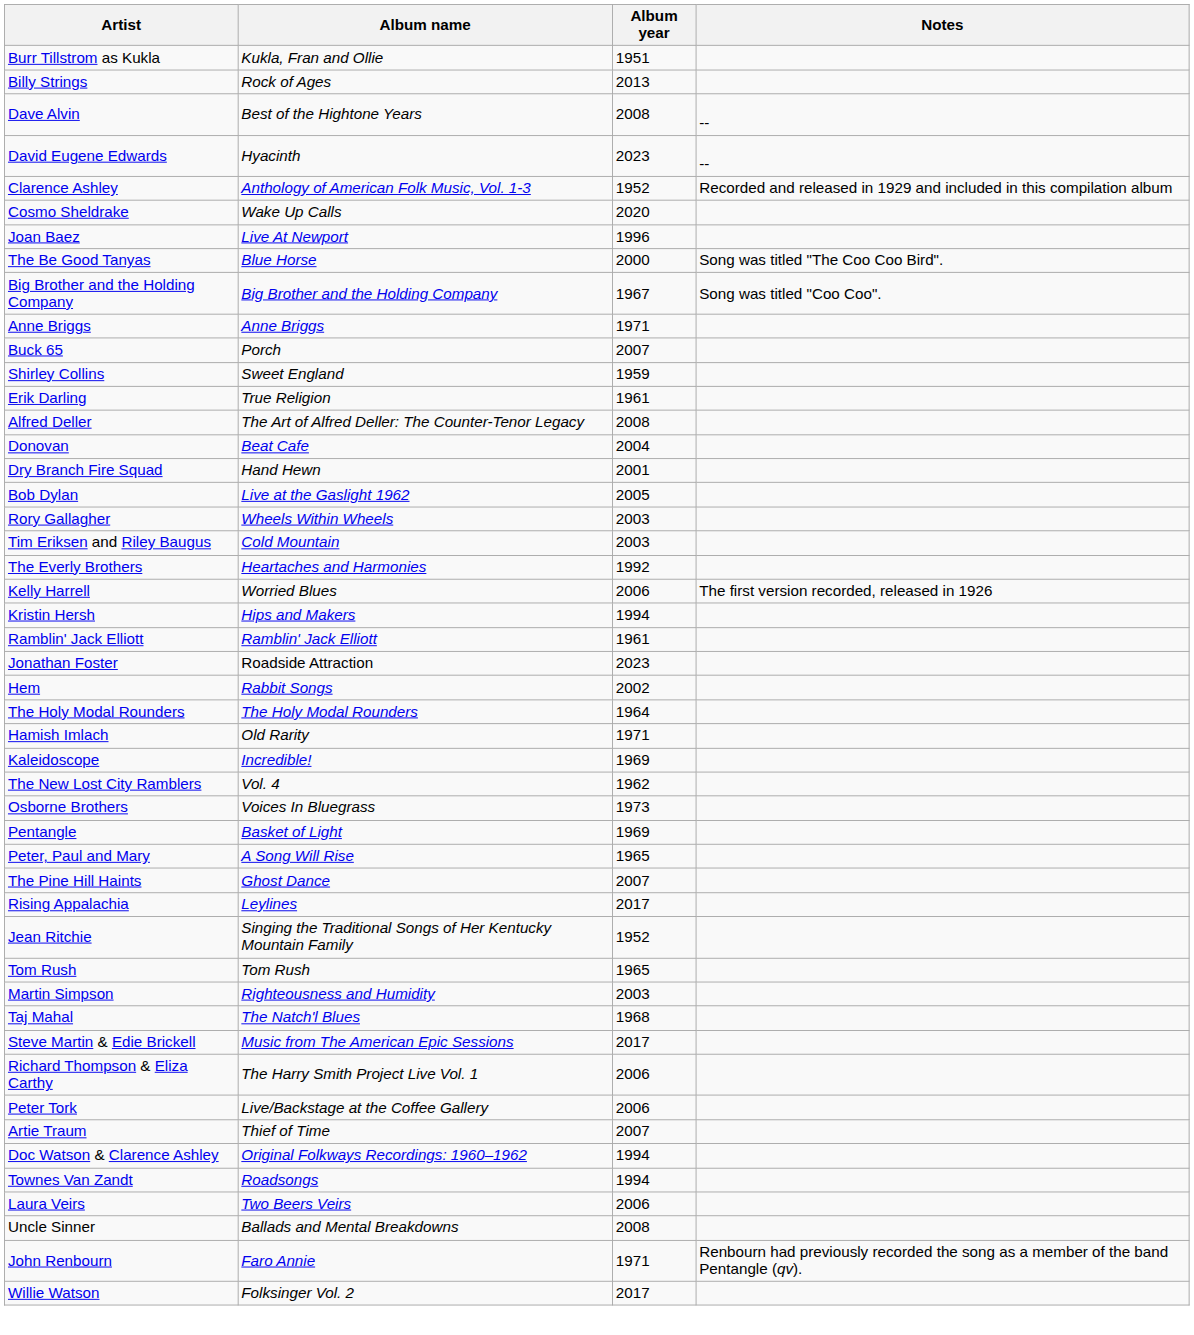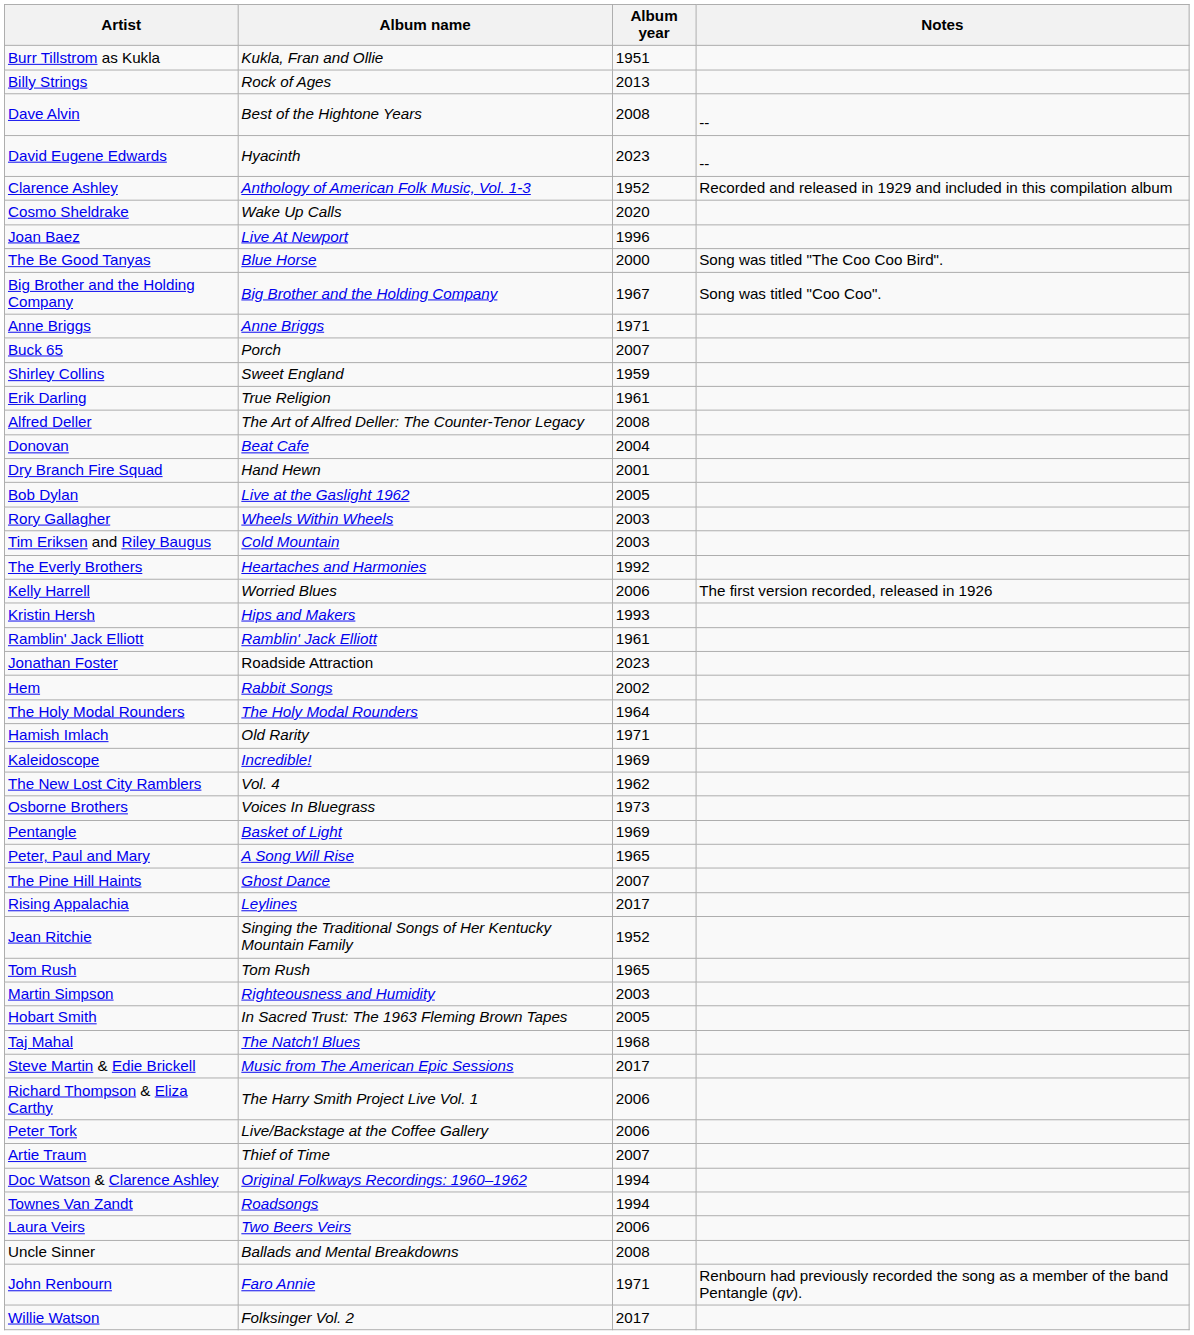(633, 615) 1994 -> (633, 615) 1993
+ row: (52, 1018)
